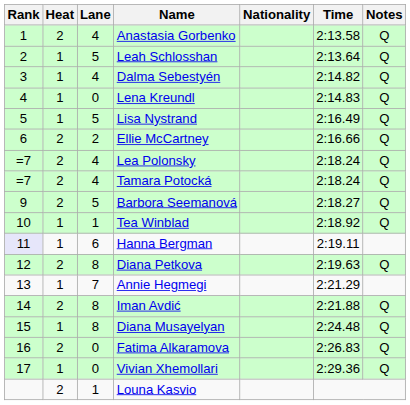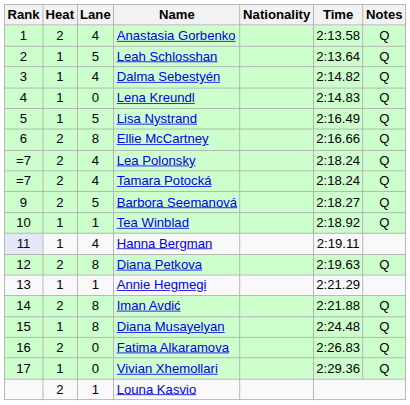(95, 139) 2 -> (95, 139) 8
(95, 243) 6 -> (95, 243) 4
(95, 285) 7 -> (95, 285) 1
